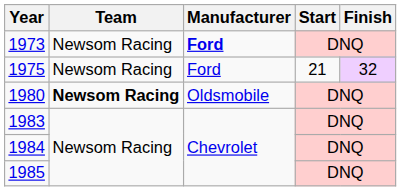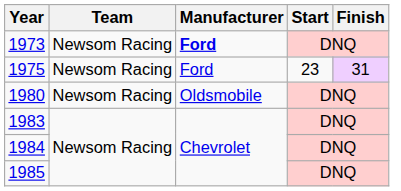(317, 70) 21 -> (310, 70) 23
(368, 70) 32 -> (361, 70) 31
(116, 96) bold -> (112, 96) normal
